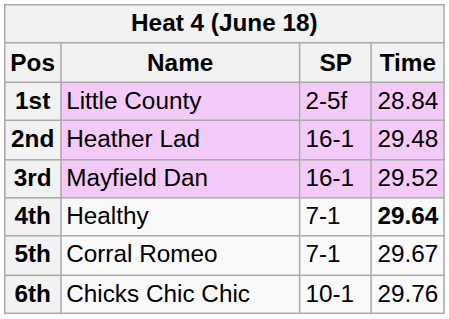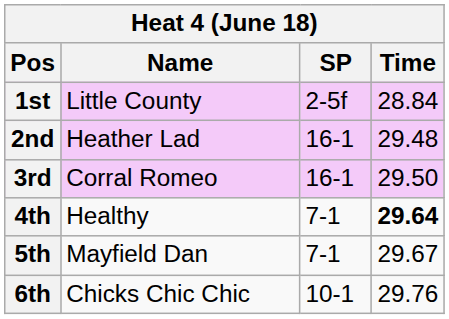(137, 178) Mayfield Dan -> (142, 178) Corral Romeo
(408, 178) 29.52 -> (408, 178) 29.50
(142, 255) Corral Romeo -> (137, 255) Mayfield Dan
